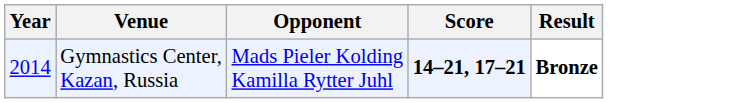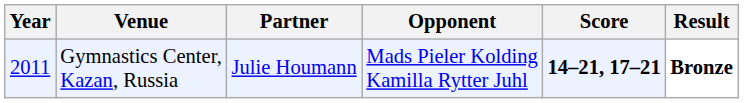+ column: (294, 21)
(30, 67) 2014 -> (30, 67) 2011
